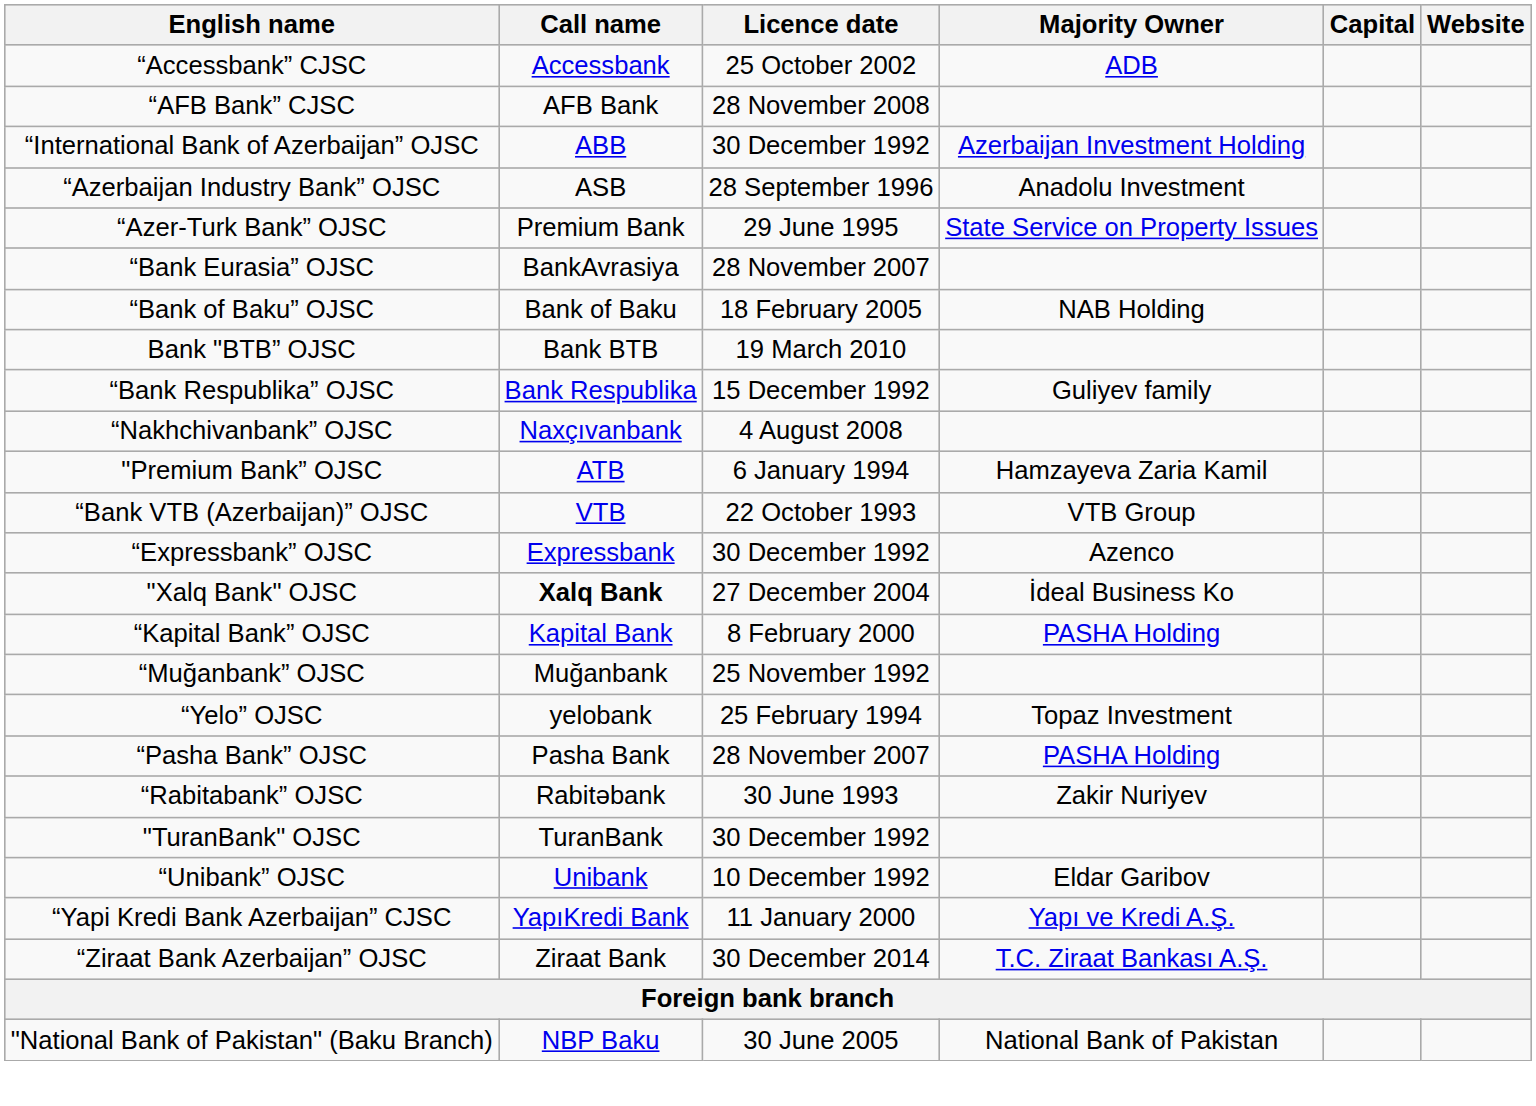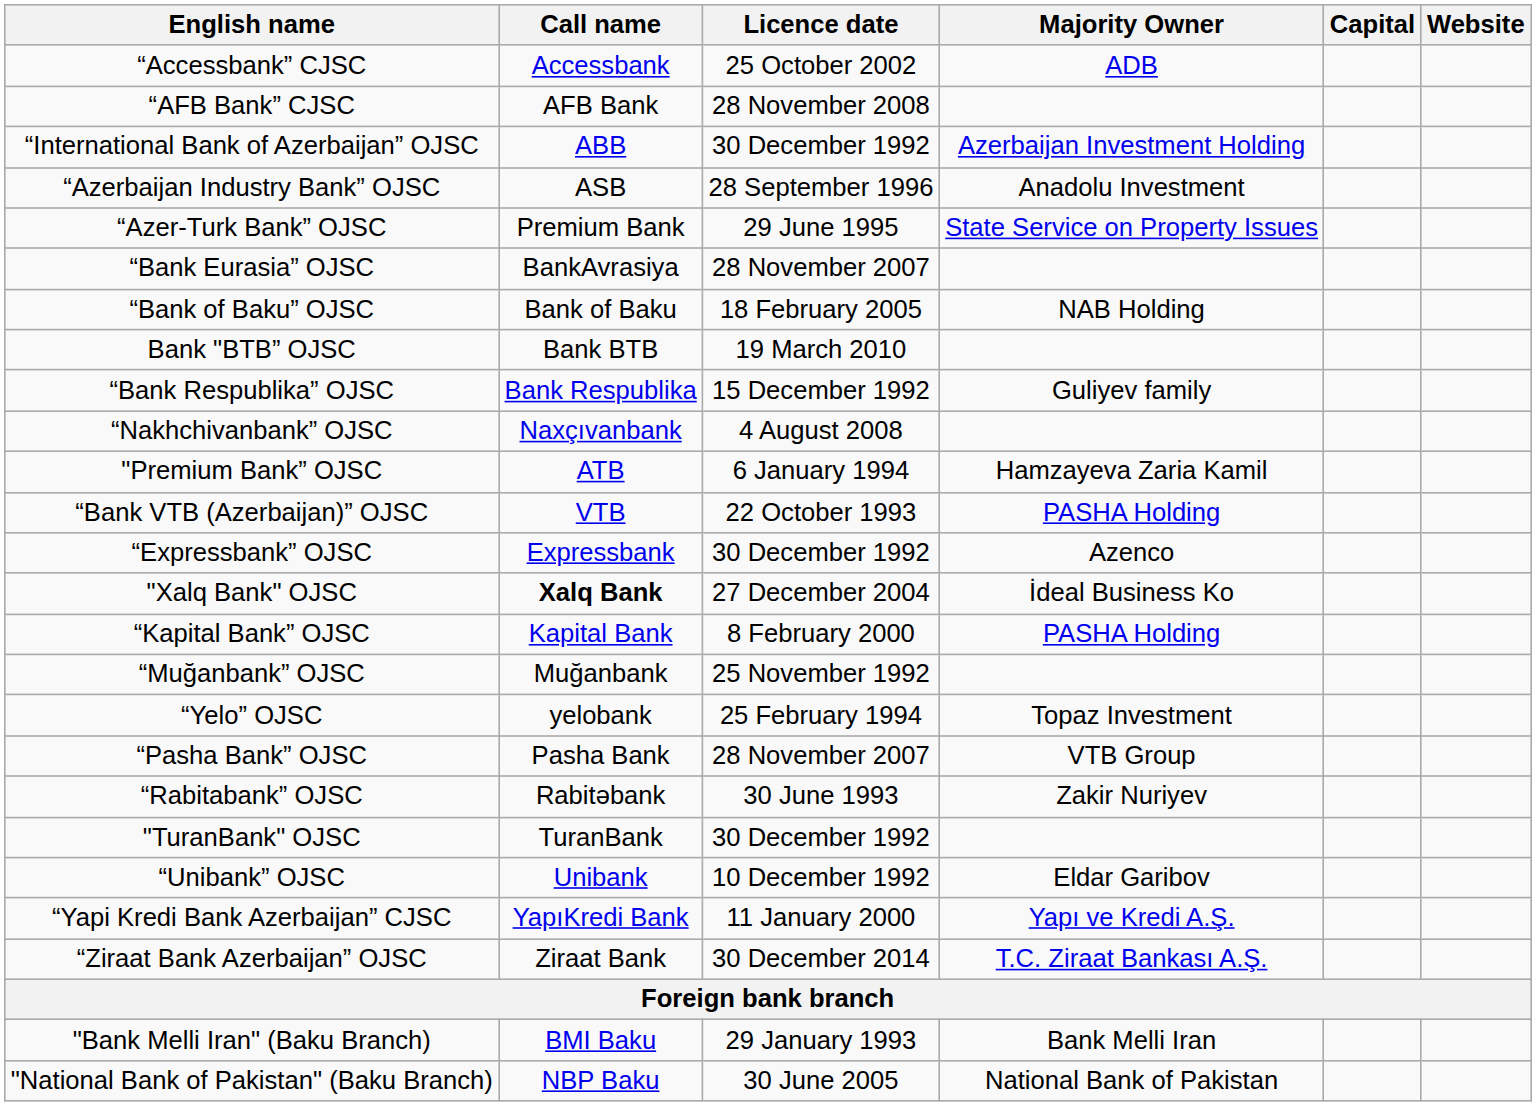(1132, 512) VTB Group -> (1132, 512) PASHA Holding
(1132, 755) PASHA Holding -> (1132, 755) VTB Group
+ row: (252, 1039)
